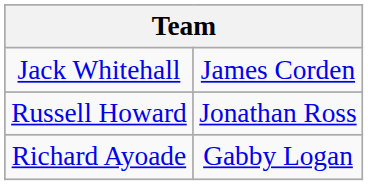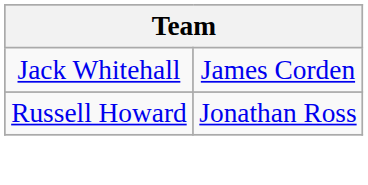- row: (99, 156)
